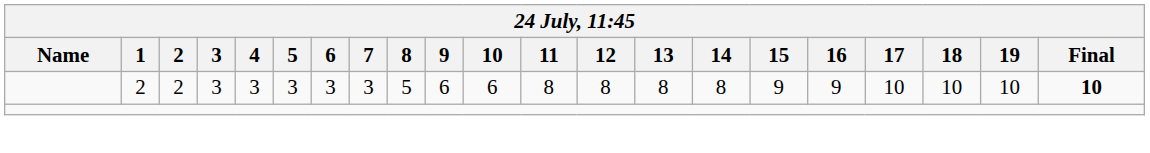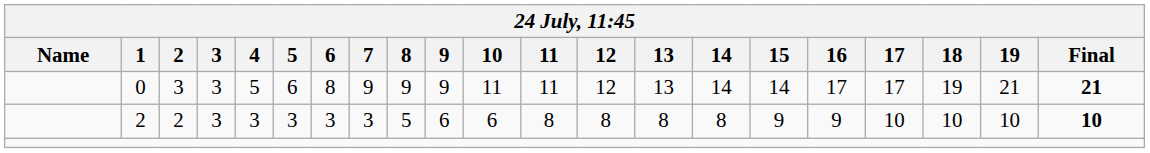+ row: (141, 87)
